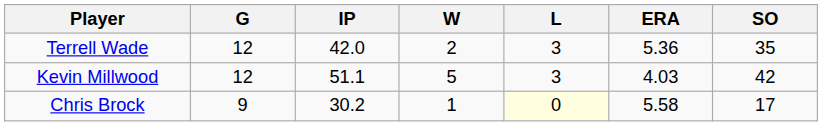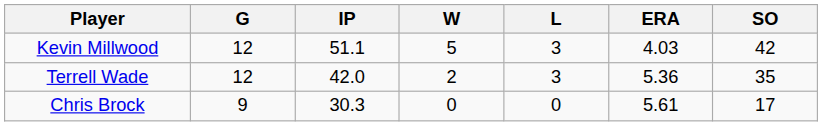rows swapped: (97, 76) <-> (97, 47)
(347, 105) 30.2 -> (347, 105) 30.3
(452, 105) 1 -> (452, 105) 0
(556, 105) lightyellow background -> (556, 105) no background
(661, 105) 5.58 -> (661, 105) 5.61
